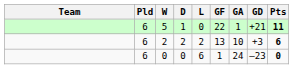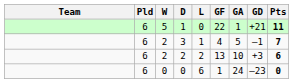+ row: (183, 41)
